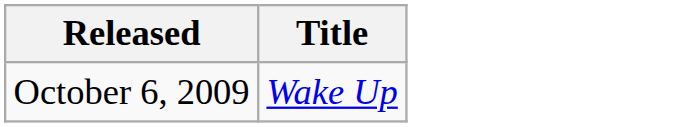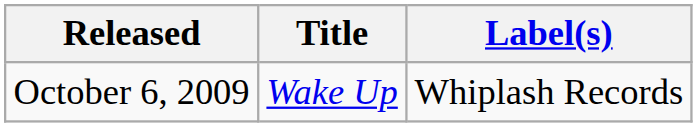+ column: (549, 33)
